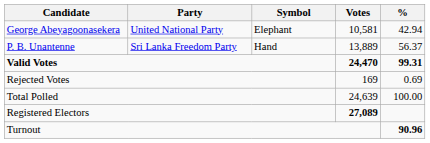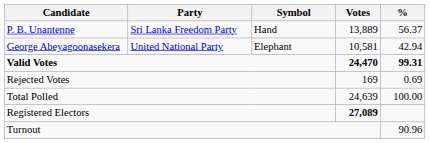rows swapped: (41, 46) <-> (63, 29)
(410, 130) bold -> (410, 130) normal
